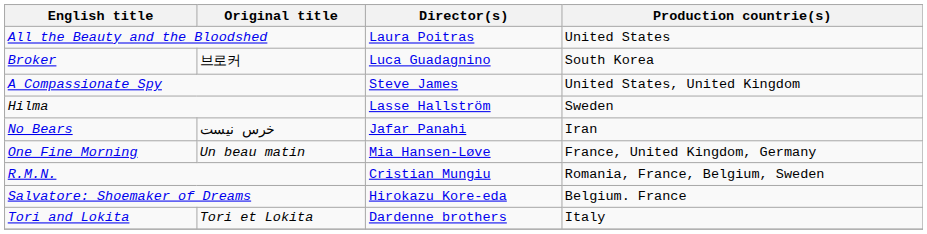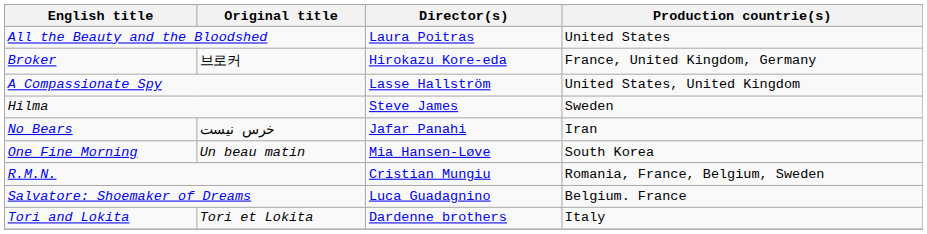(430, 61) Luca Guadagnino -> (438, 61) Hirokazu Kore-eda
(609, 61) South Korea -> (691, 61) France, United Kingdom, Germany
(414, 85) Steve James -> (430, 85) Lasse Hallström
(430, 107) Lasse Hallström -> (414, 107) Steve James
(691, 152) France, United Kingdom, Germany -> (609, 152) South Korea
(438, 196) Hirokazu Kore-eda -> (430, 196) Luca Guadagnino
